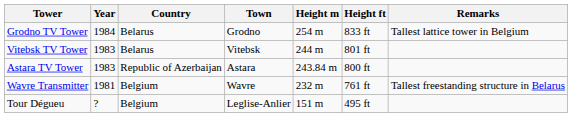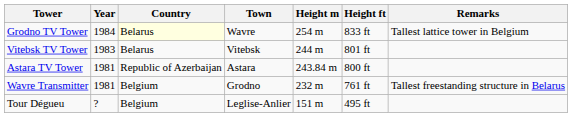(137, 31) no background -> (137, 31) lightyellow background
(244, 31) Grodno -> (241, 31) Wavre
(104, 67) 1983 -> (104, 67) 1981
(241, 85) Wavre -> (244, 85) Grodno
